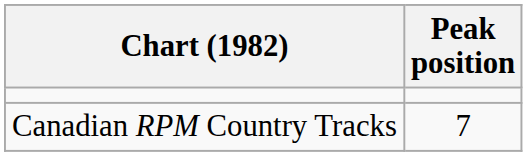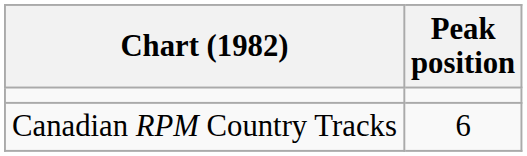(463, 126) 7 -> (463, 126) 6
